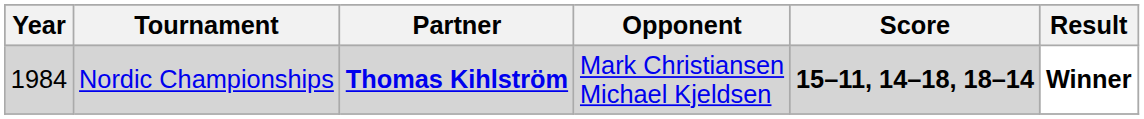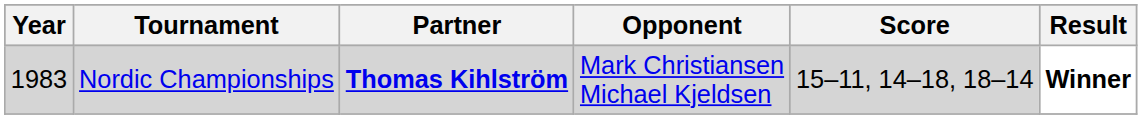(39, 79) 1984 -> (39, 79) 1983
(915, 79) bold -> (915, 79) normal
